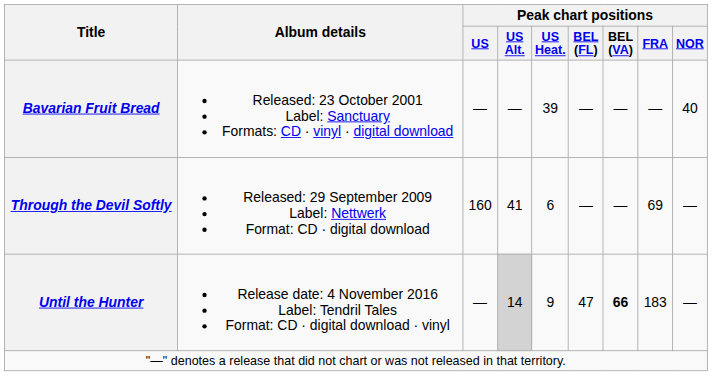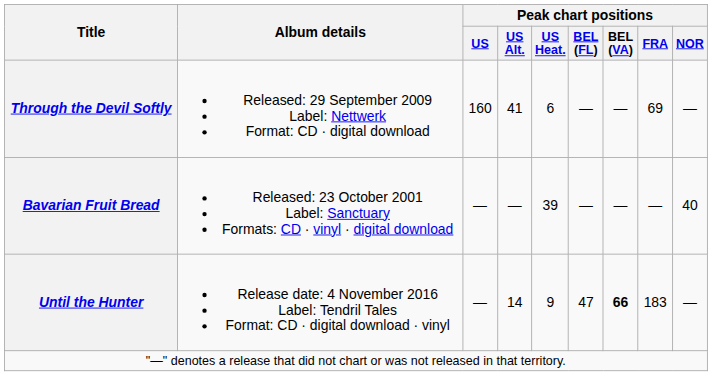rows swapped: (91, 108) <-> (91, 205)
(515, 302) lightgrey background -> (515, 302) no background
